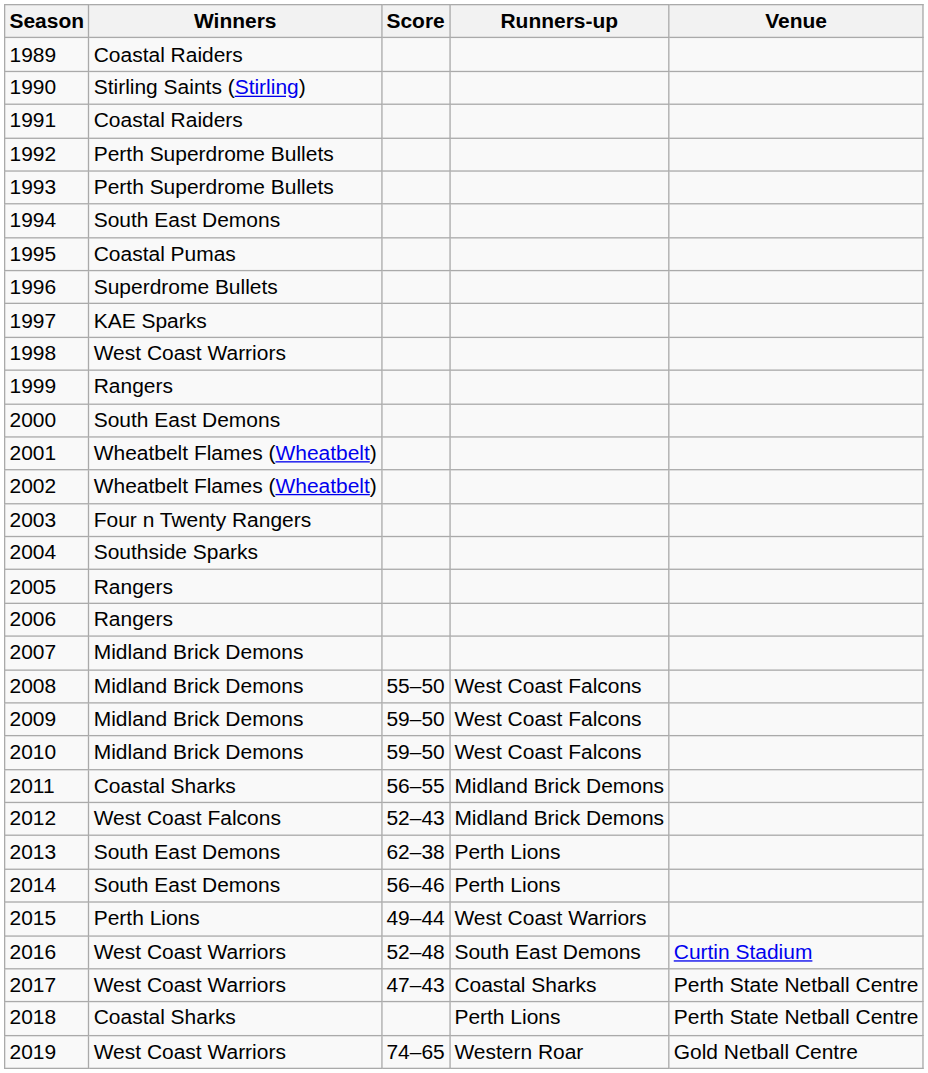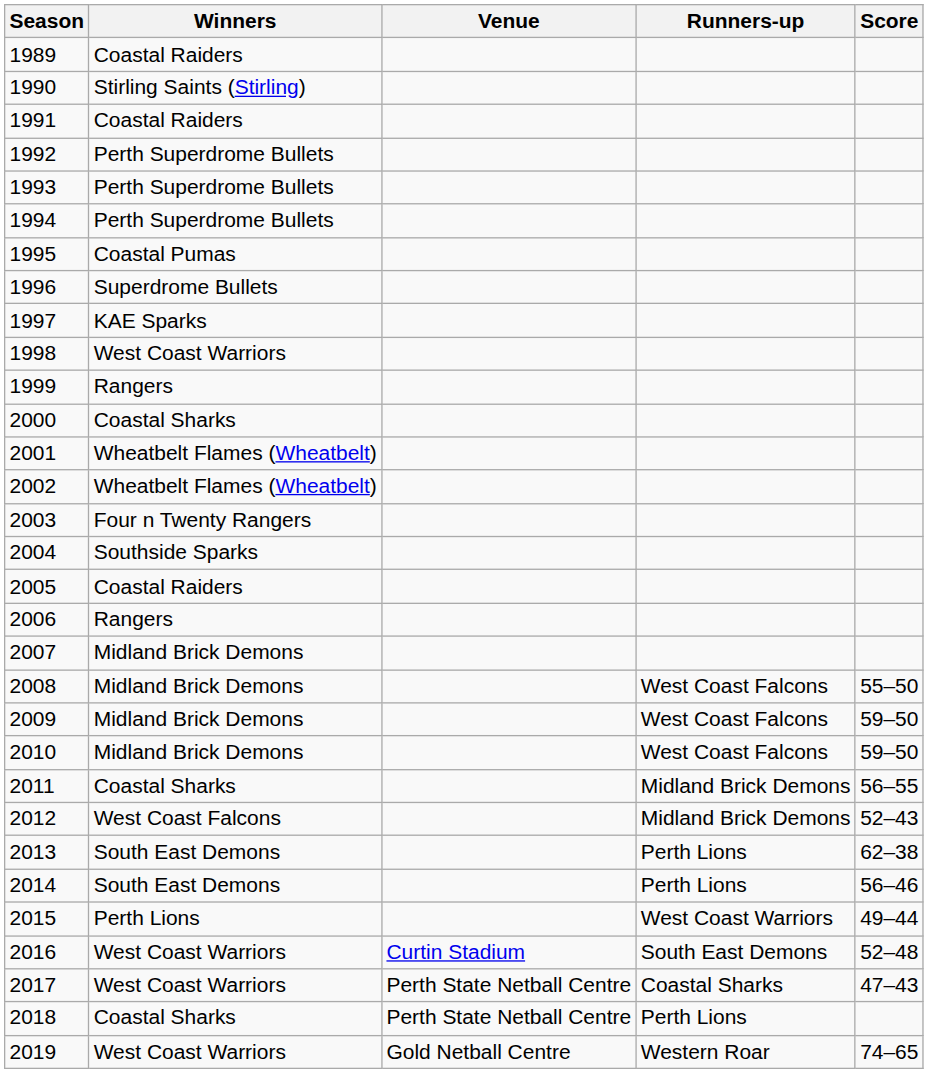columns swapped: (416, 21) <-> (796, 21)
(187, 220) South East Demons -> (214, 220) Perth Superdrome Bullets
(187, 420) South East Demons -> (165, 420) Coastal Sharks
(133, 586) Rangers -> (168, 586) Coastal Raiders
